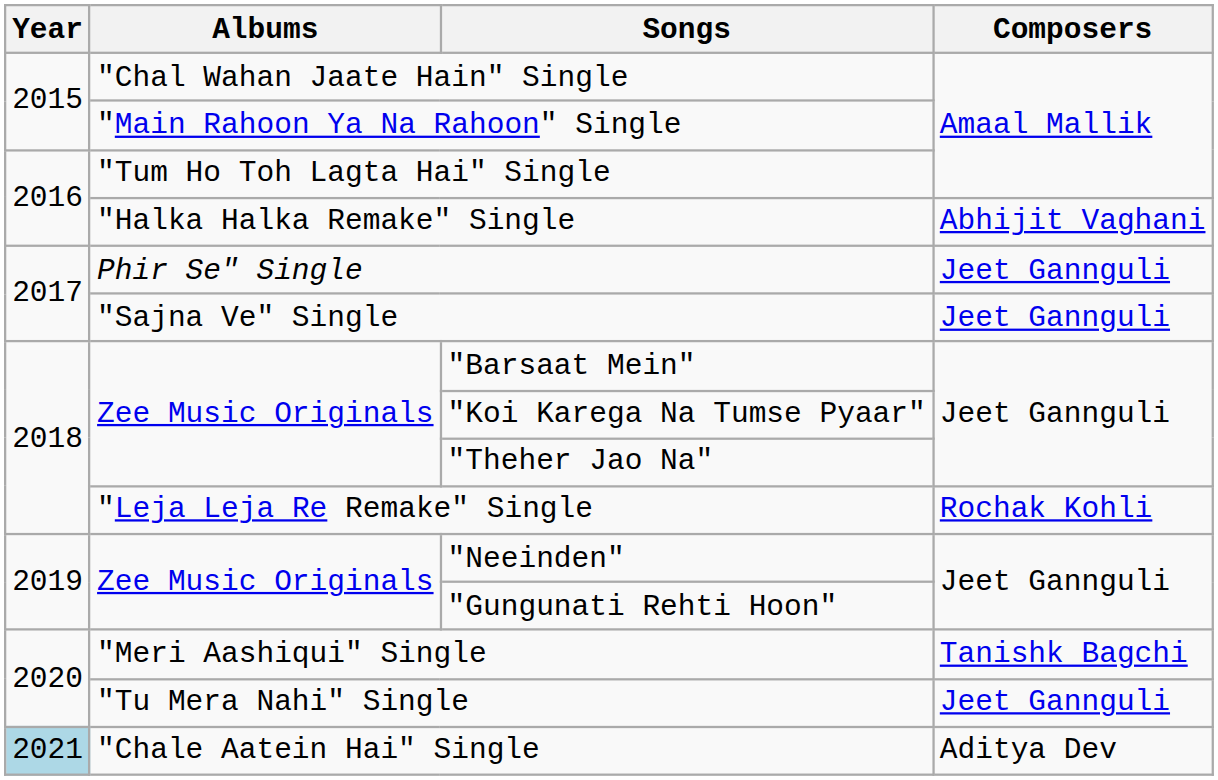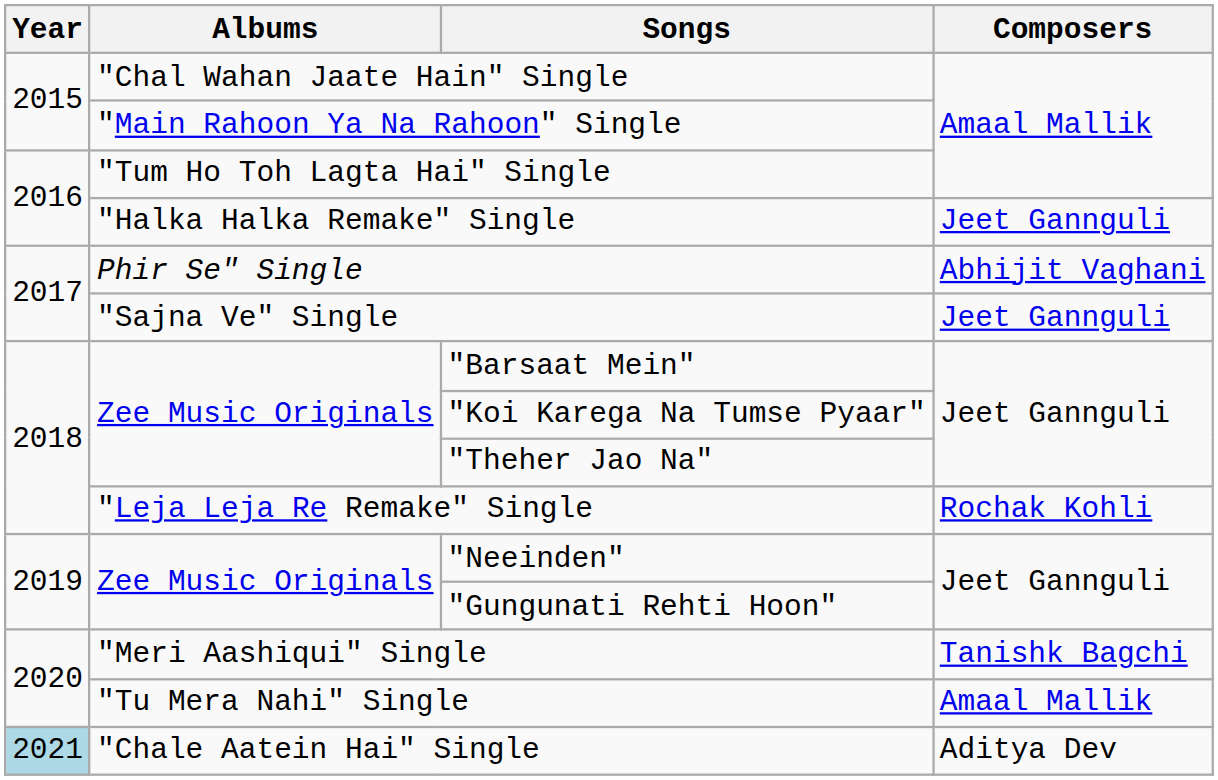(1073, 222) Abhijit Vaghani -> (1055, 222) Jeet Gannguli
(1055, 270) Jeet Gannguli -> (1073, 270) Abhijit Vaghani
(1055, 703) Jeet Gannguli -> (1046, 703) Amaal Mallik
